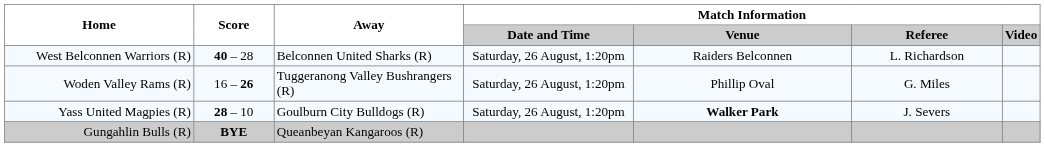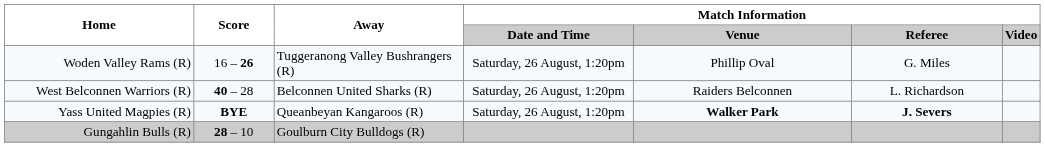rows swapped: (127, 83) <-> (113, 55)
(234, 111) 28 – 10 -> (234, 111) BYE
(351, 111) Goulburn City Bulldogs (R) -> (350, 111) Queanbeyan Kangaroos (R)
(927, 111) normal -> (927, 111) bold
(234, 132) BYE -> (234, 132) 28 – 10
(350, 132) Queanbeyan Kangaroos (R) -> (351, 132) Goulburn City Bulldogs (R)
